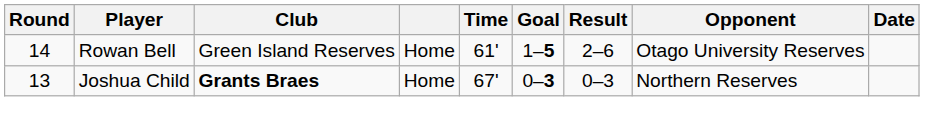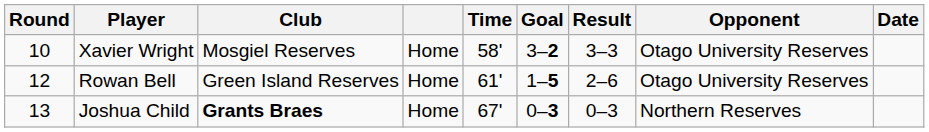+ row: (136, 50)
(39, 50) 14 -> (39, 80) 12
